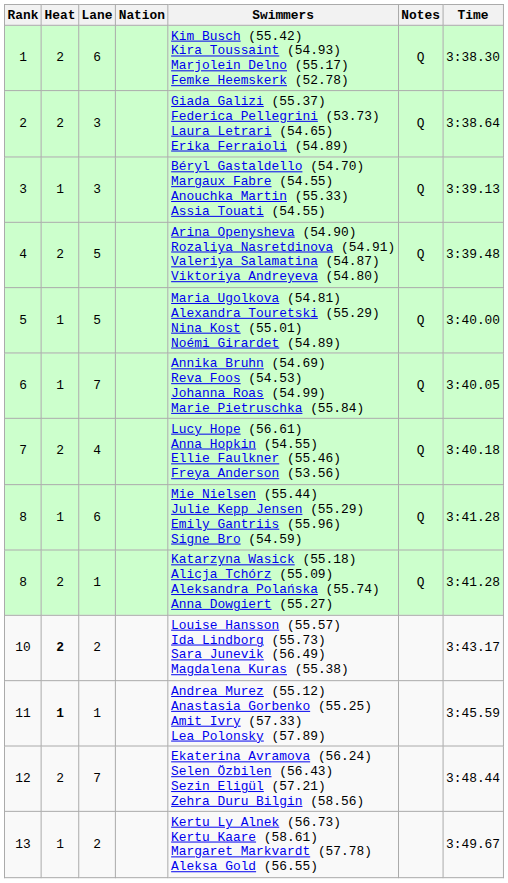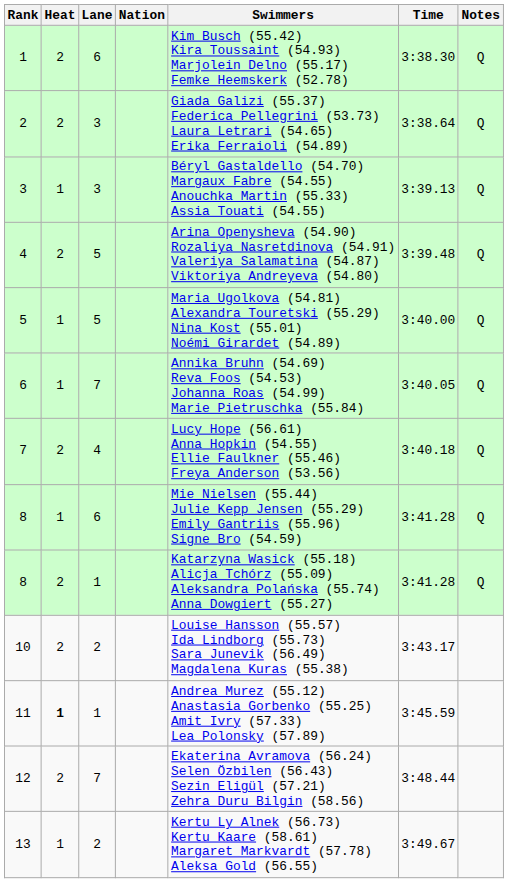columns swapped: (473, 15) <-> (421, 15)
(60, 648) bold -> (60, 648) normal
